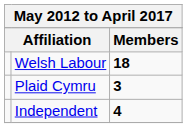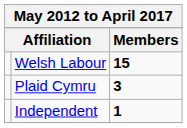(121, 63) 18 -> (121, 63) 15
(117, 110) 4 -> (117, 110) 1
